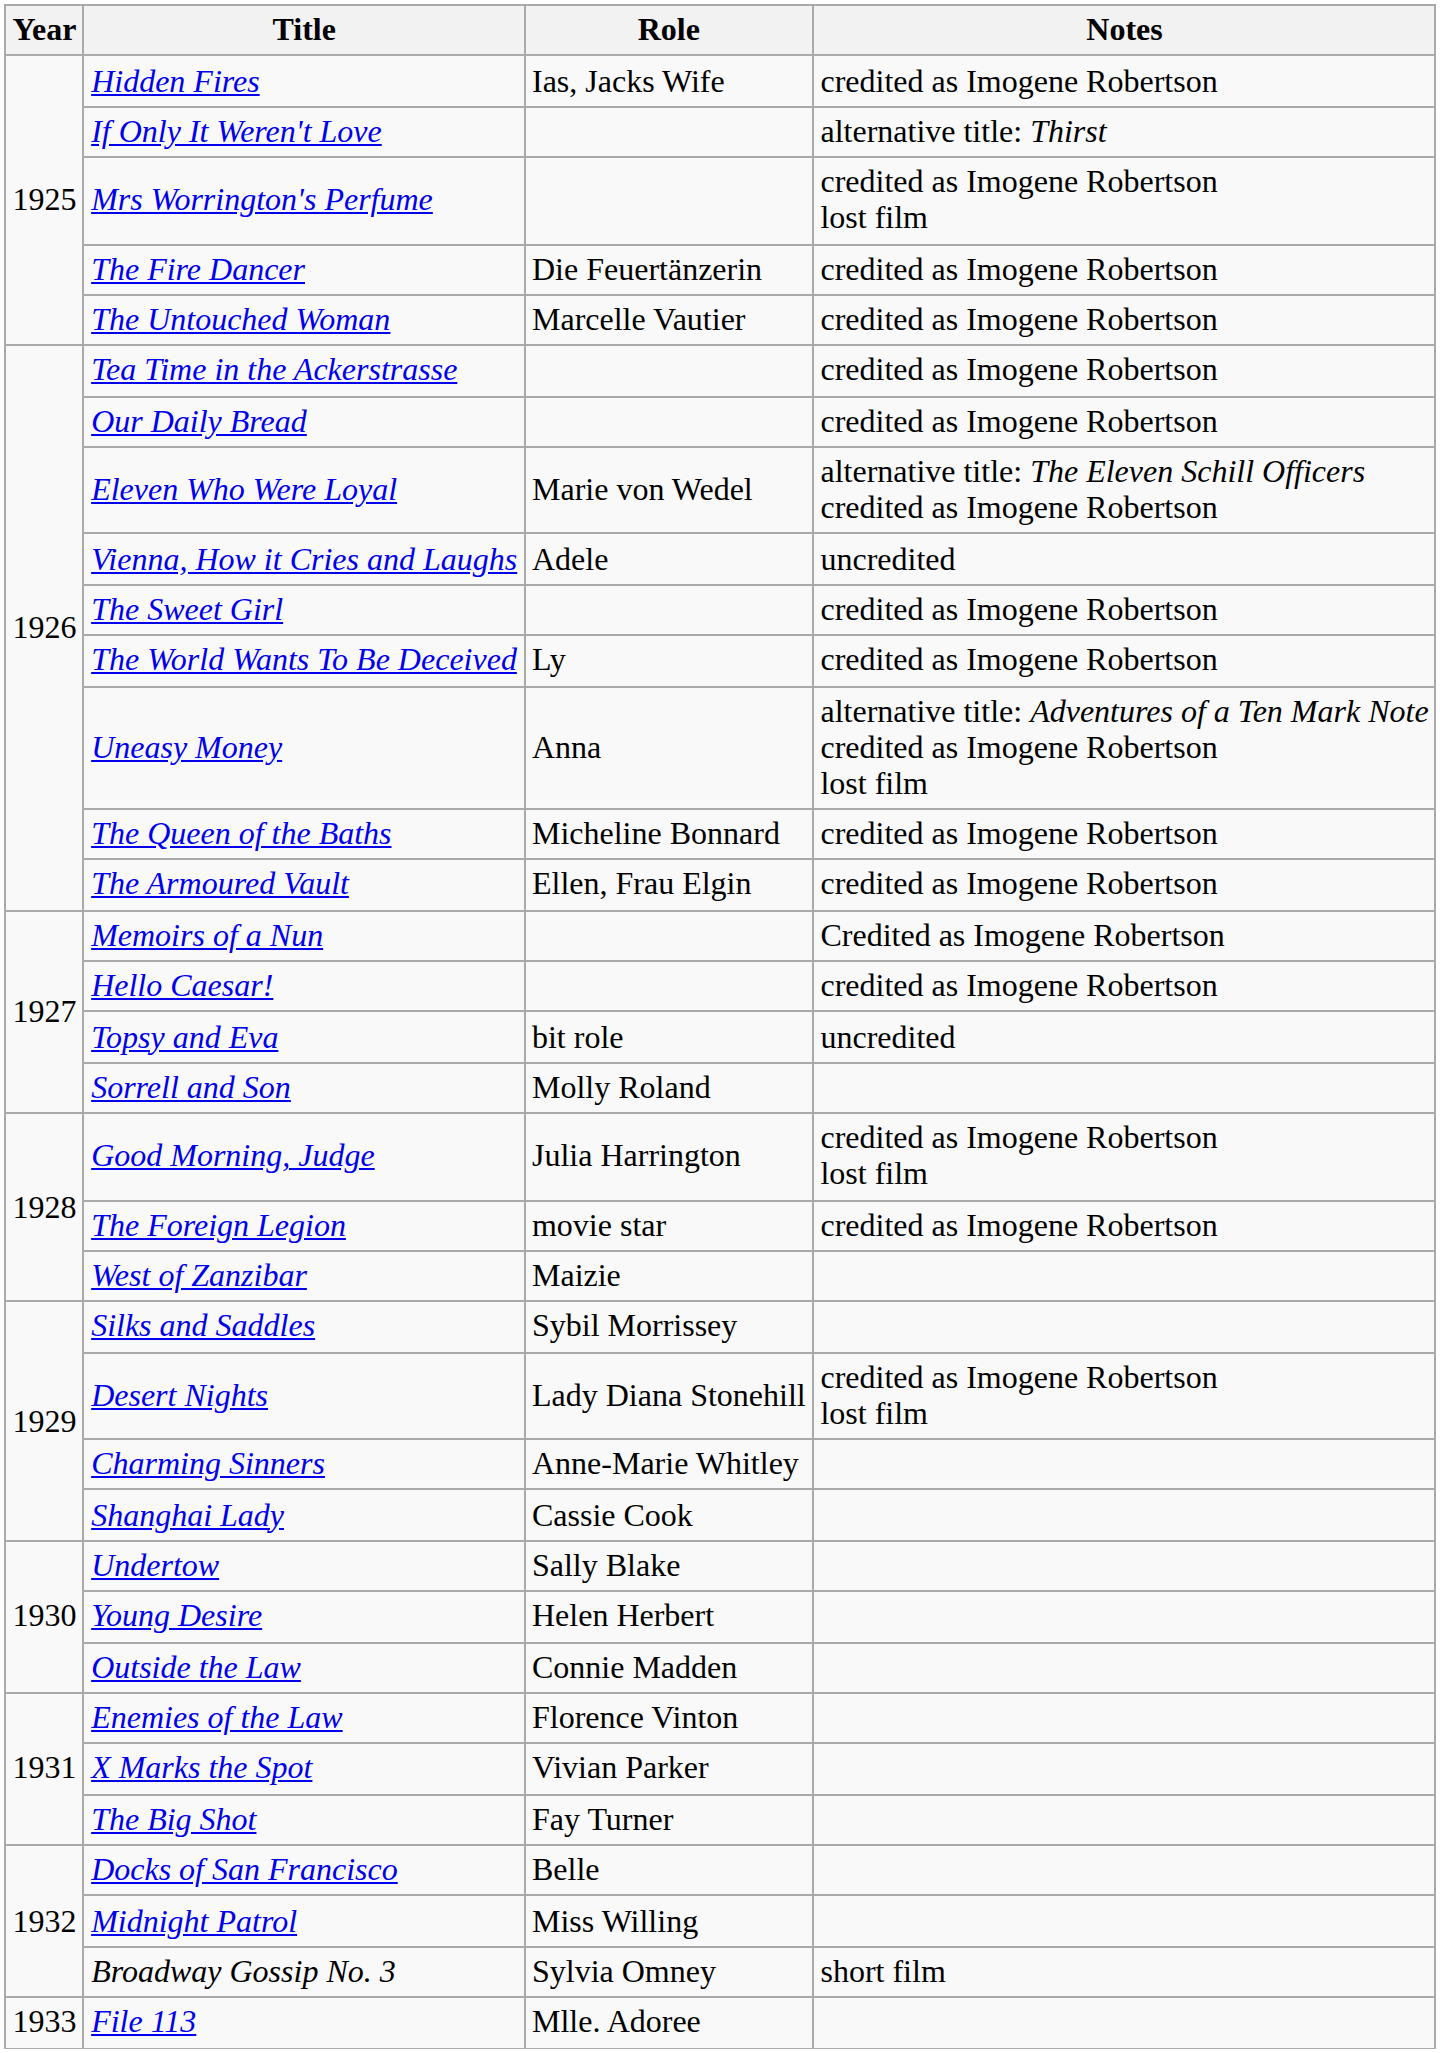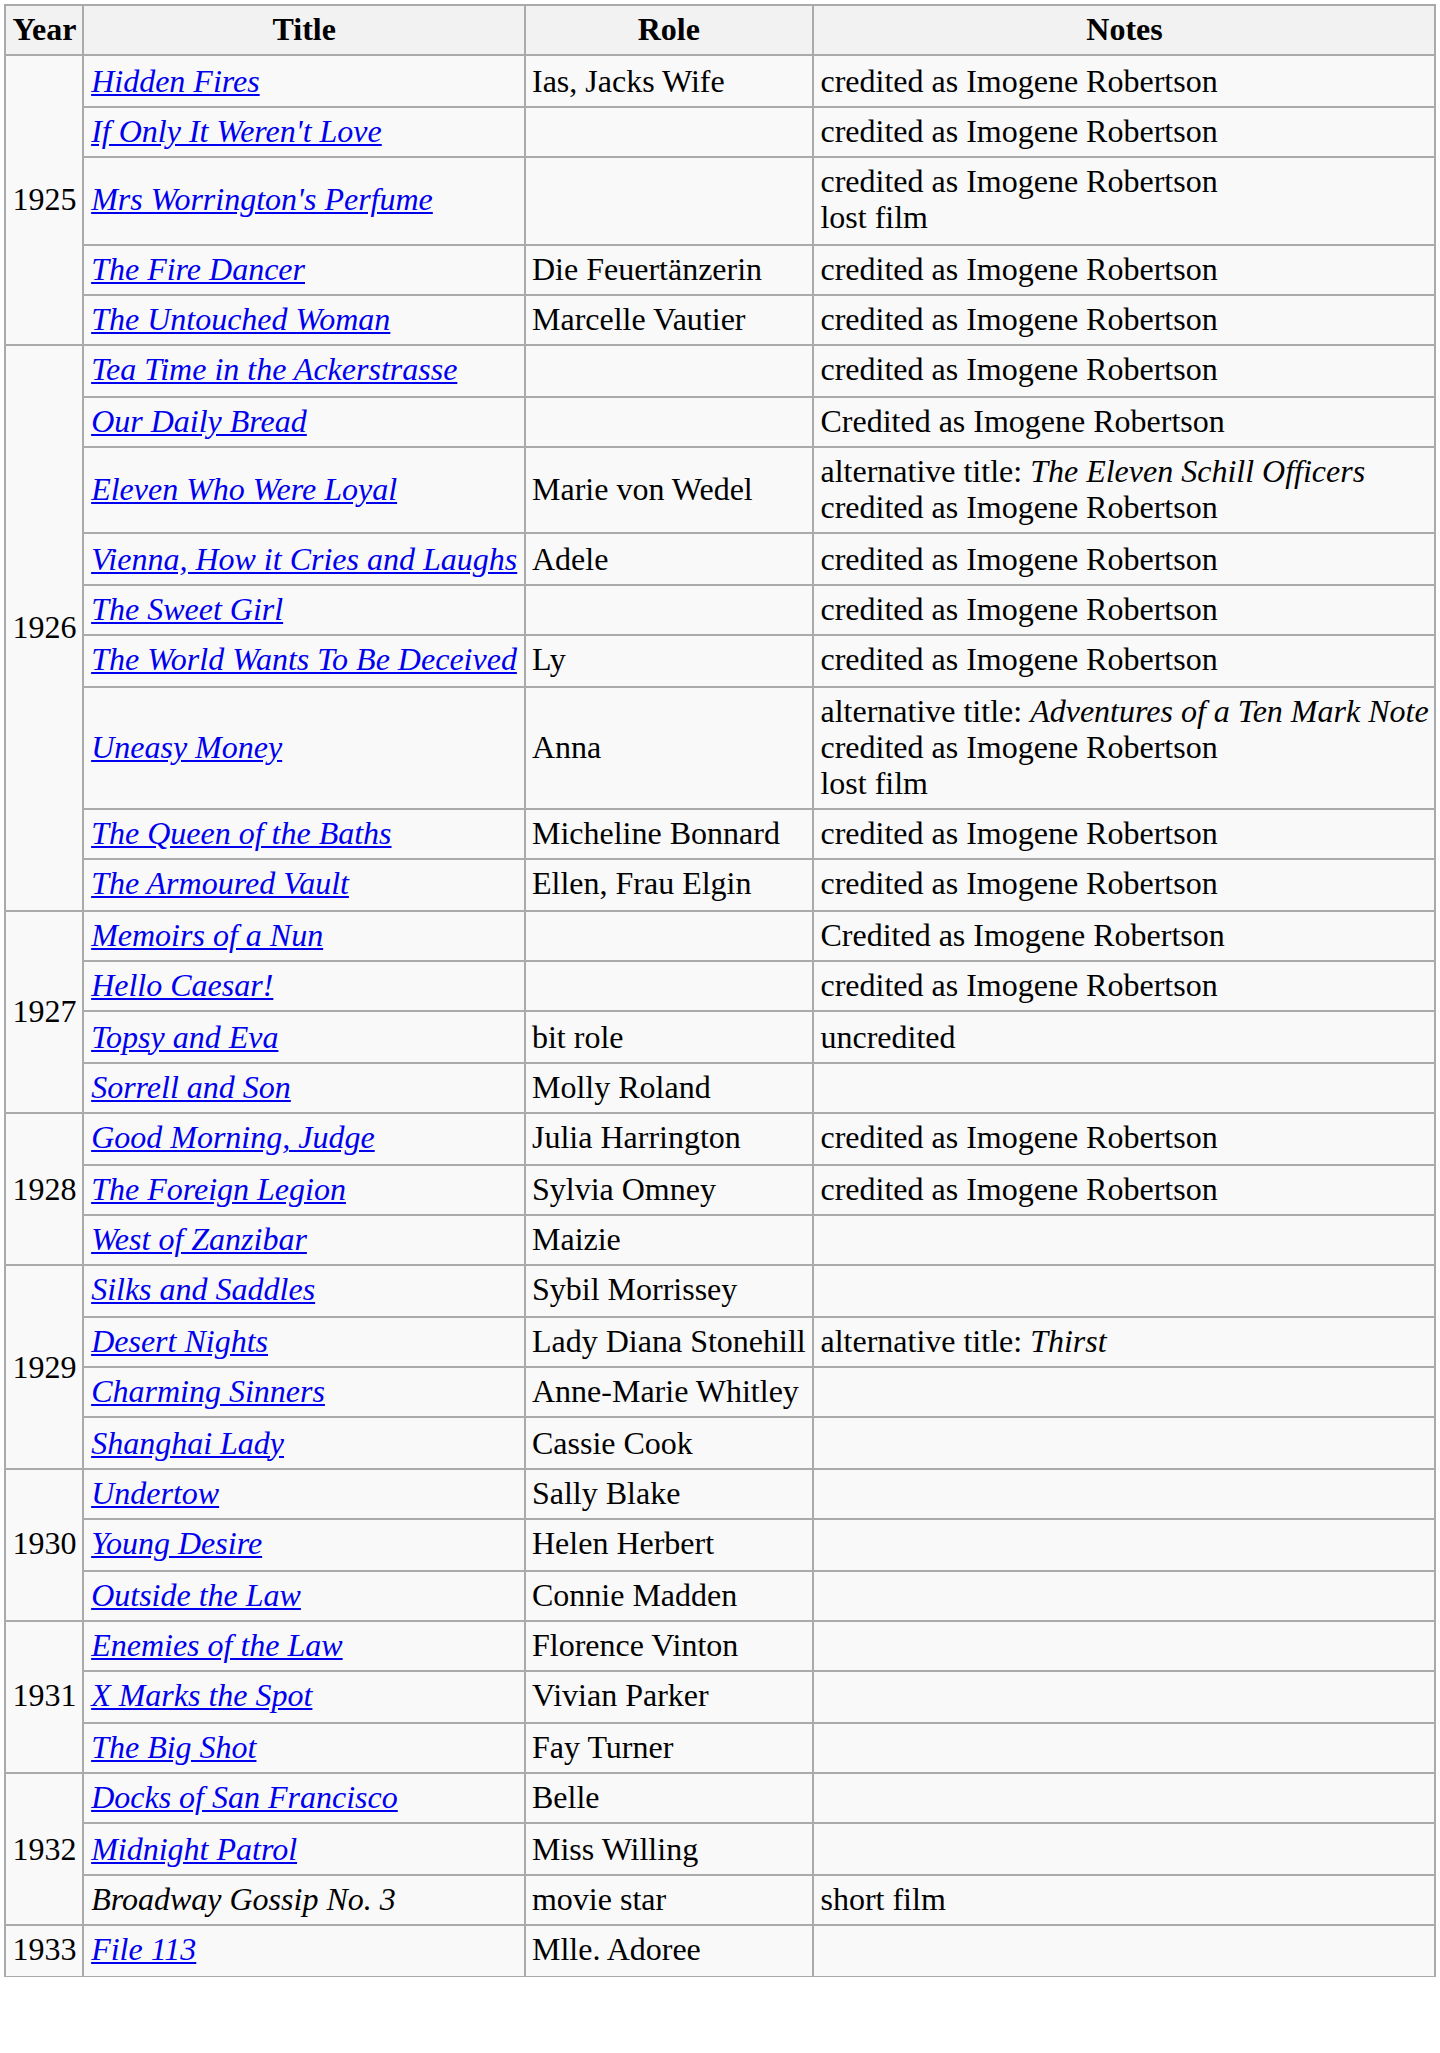(964, 131) alternative title: Thirst -> (1019, 131) credited as Imogene Robertson
(1019, 421) credited as Imogene Robertson -> (1023, 421) Credited as Imogene Robertson
(888, 558) uncredited -> (1019, 558) credited as Imogene Robertson
(1019, 1156) credited as Imogene Robertson lost film -> (1019, 1138) credited as Imogene Robertson
(599, 1224) movie star -> (624, 1188) Sylvia Omney
(1019, 1395) credited as Imogene Robertson lost film -> (964, 1341) alternative title: Thirst
(624, 1971) Sylvia Omney -> (599, 1899) movie star
